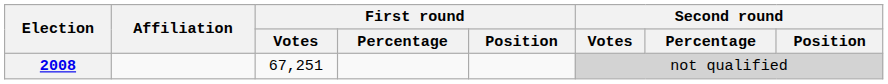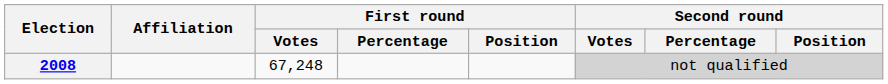(296, 66) 67,251 -> (296, 66) 67,248
